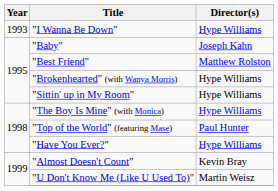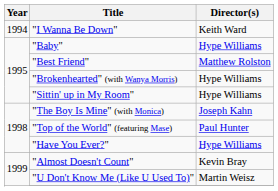(17, 29) 1993 -> (17, 29) 1994
(230, 29) Hype Williams -> (223, 29) Keith Ward
(225, 45) Joseph Kahn -> (230, 45) Hype Williams
(230, 111) Hype Williams -> (225, 111) Joseph Kahn
